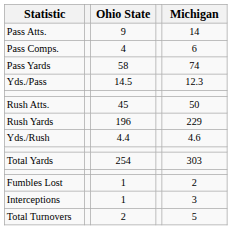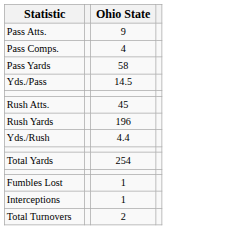- column: (194, 14)
